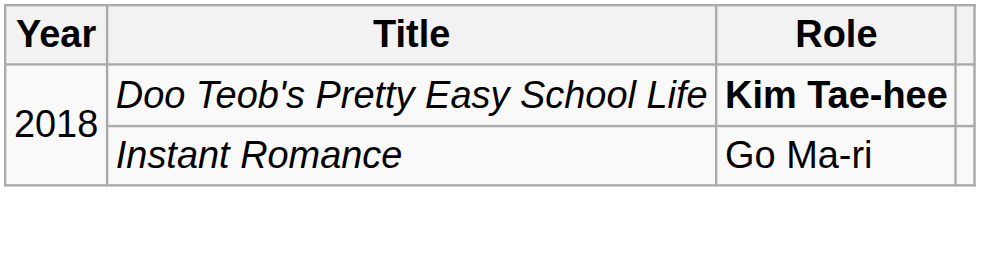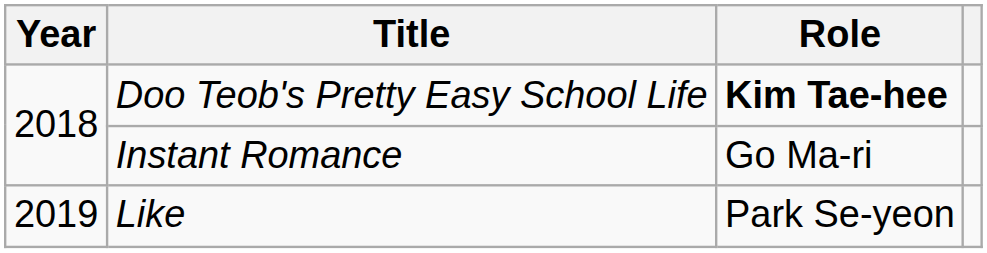+ row: (151, 214)
